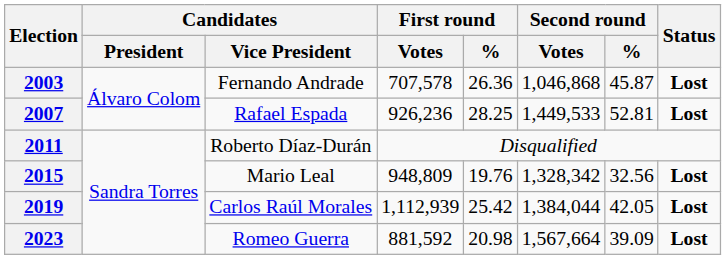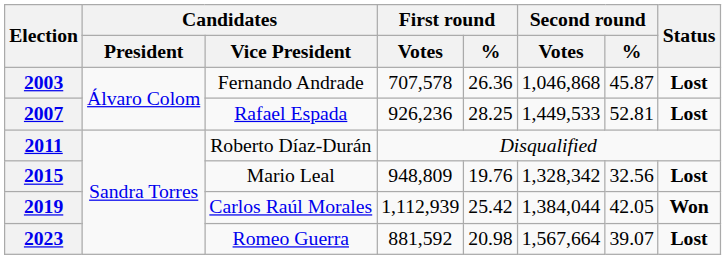(689, 207) Lost -> (689, 207) Won
(632, 238) 39.09 -> (632, 238) 39.07
